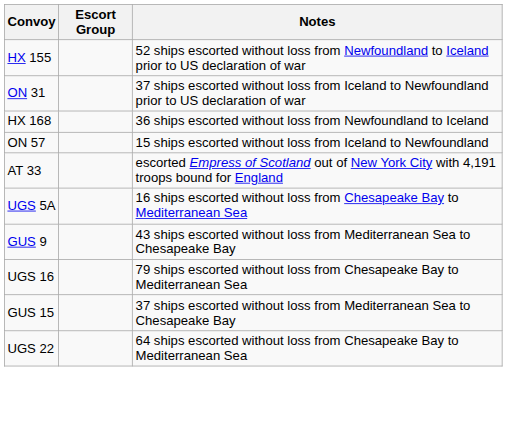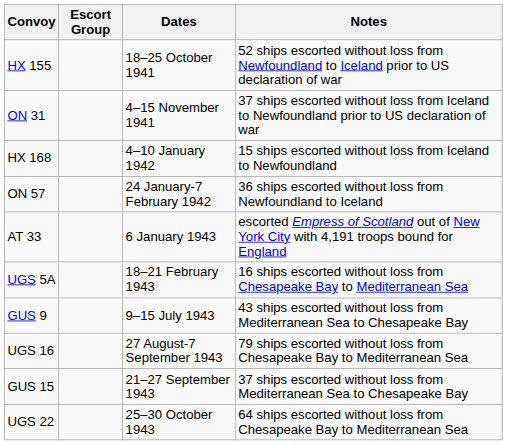+ column: (179, 22)
(312, 121) 36 ships escorted without loss from Newfoundland to Iceland -> (364, 158) 15 ships escorted without loss from Iceland to Newfoundland
(312, 142) 15 ships escorted without loss from Iceland to Newfoundland -> (341, 194) 36 ships escorted without loss from Newfoundland to Iceland
